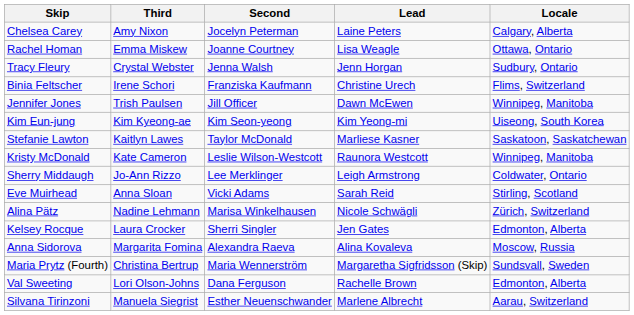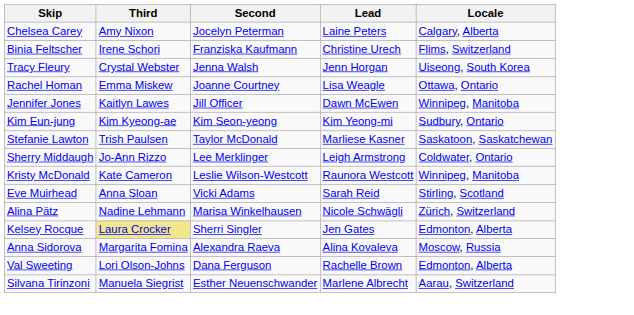rows swapped: (45, 85) <-> (45, 49)
(535, 67) Sudbury, Ontario -> (474, 67) Uiseong, South Korea
(148, 103) Trish Paulsen -> (134, 103) Kaitlyn Lawes
(548, 121) Uiseong, South Korea -> (461, 121) Sudbury, Ontario
(148, 139) Kaitlyn Lawes -> (133, 139) Trish Paulsen
rows swapped: (48, 157) <-> (50, 175)
(149, 229) no background -> (135, 229) khaki background
- row: (57, 265)
